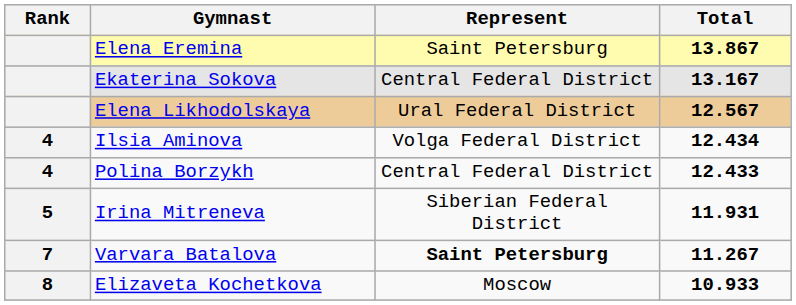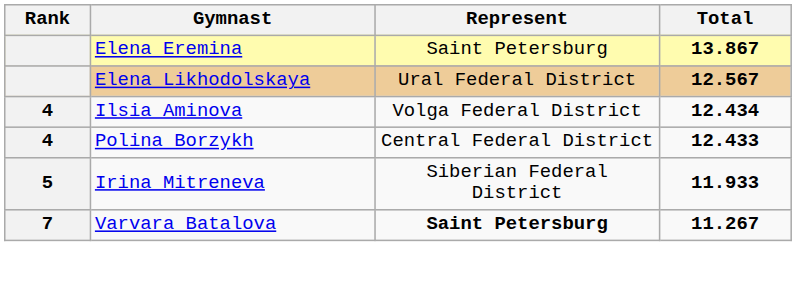- row: (186, 81)
(725, 214) 11.931 -> (725, 184) 11.933
- row: (208, 286)
